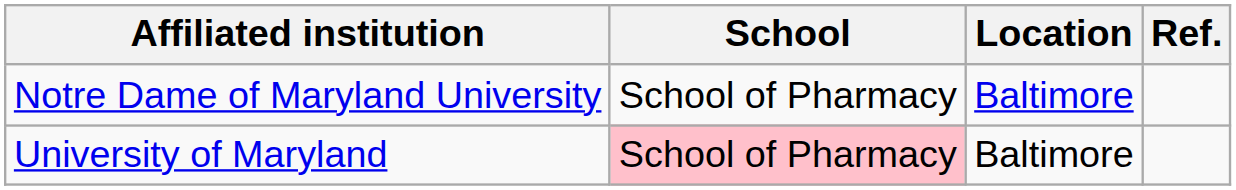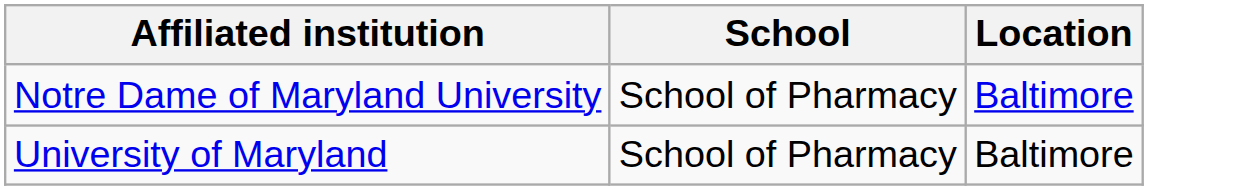- column: (1187, 34)
(788, 154) pink background -> (788, 154) no background
